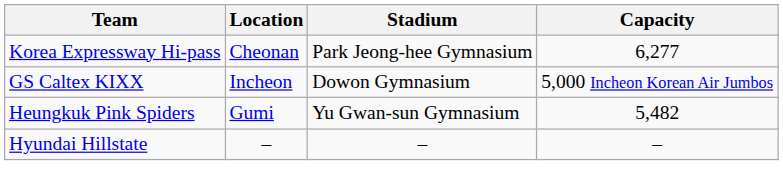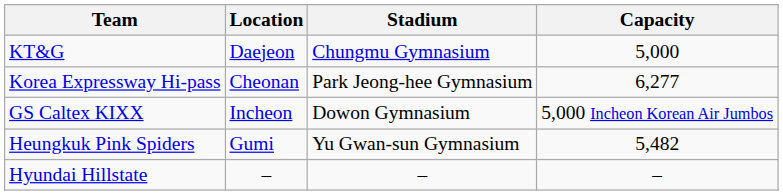+ row: (37, 50)
